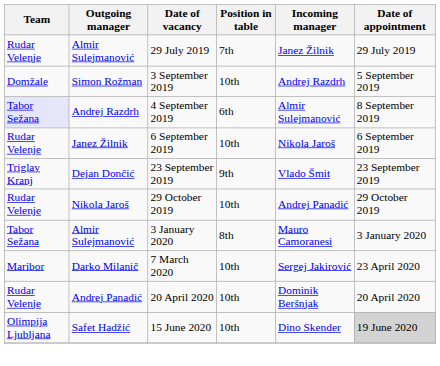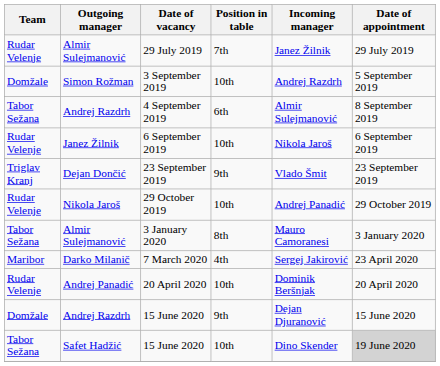(23, 112) lavender background -> (23, 112) no background
(229, 266) 10th -> (221, 259) 4th
+ row: (97, 315)
(29, 327) Olimpija Ljubljana -> (23, 345) Tabor Sežana
